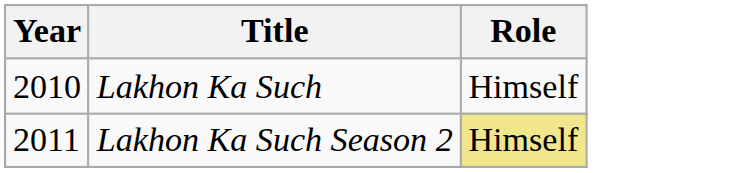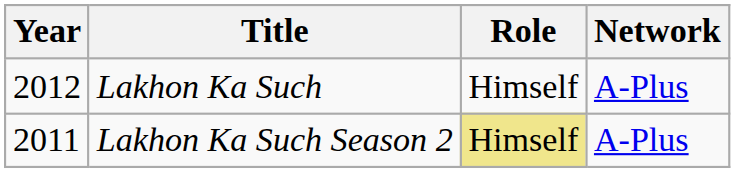+ column: (657, 31)
(47, 85) 2010 -> (47, 85) 2012
